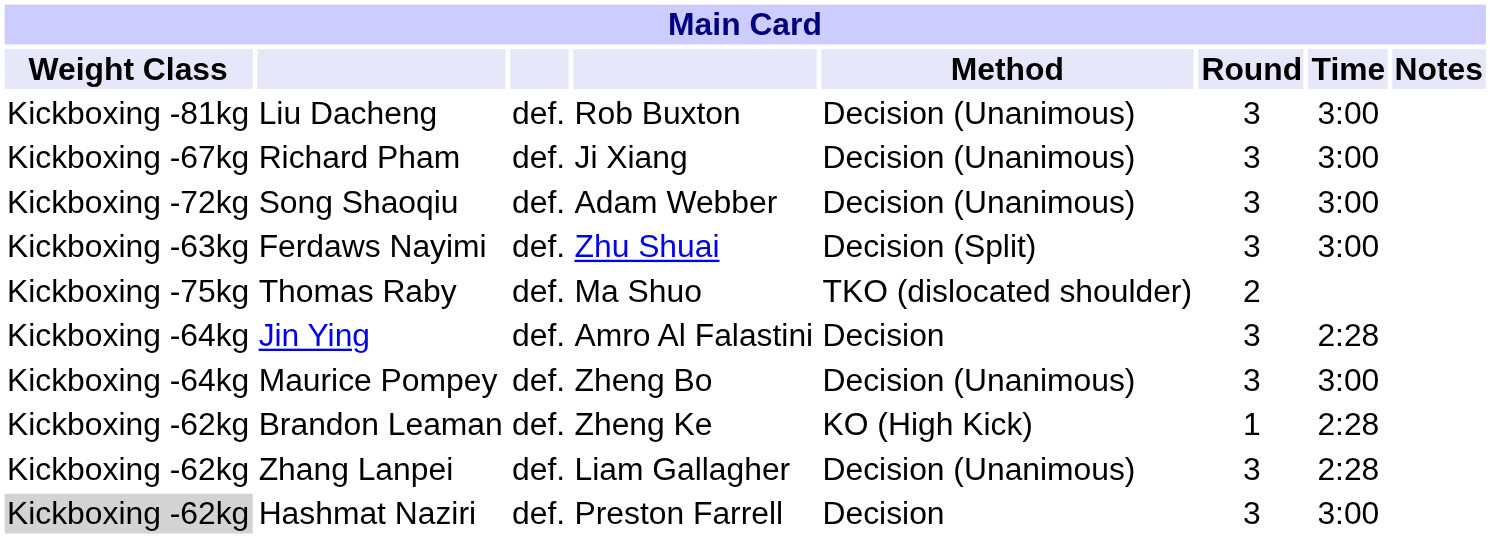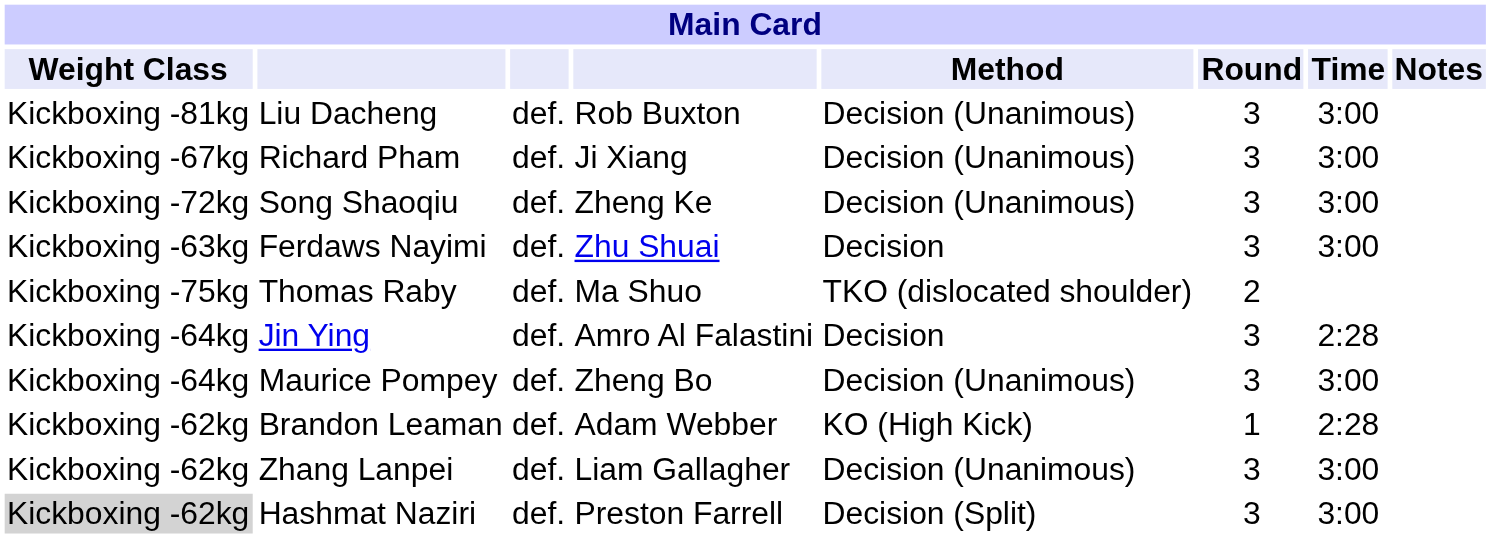(676, 202) Adam Webber -> (643, 202) Zheng Ke
(929, 247) Decision (Split) -> (884, 247) Decision
(643, 425) Zheng Ke -> (676, 425) Adam Webber
(1348, 469) 2:28 -> (1348, 469) 3:00
(884, 514) Decision -> (929, 514) Decision (Split)
